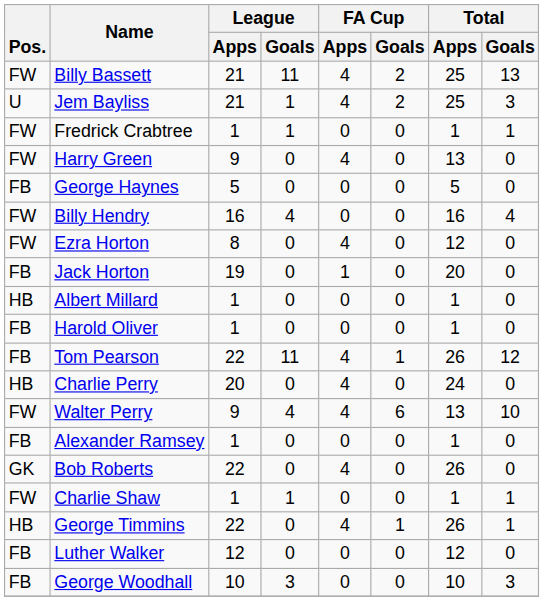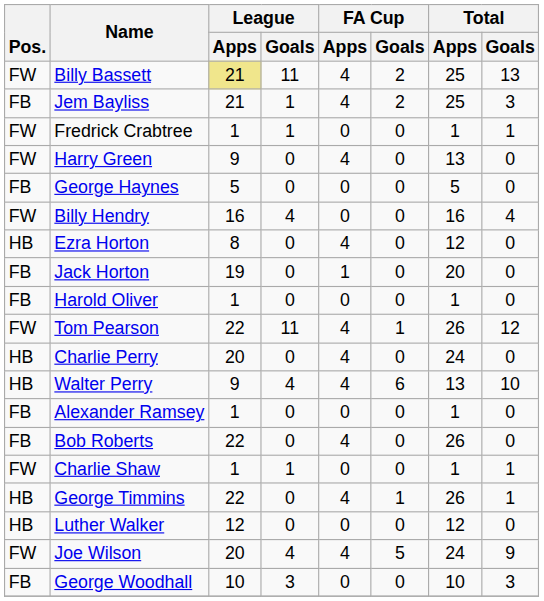(235, 74) no background -> (235, 74) khaki background
(15, 103) U -> (20, 103) FB
(22, 243) FW -> (21, 243) HB
- row: (106, 300)
(20, 356) FB -> (22, 328) FW
(22, 412) FW -> (21, 384) HB
(21, 469) GK -> (20, 441) FB
(20, 553) FB -> (21, 525) HB
+ row: (98, 553)
